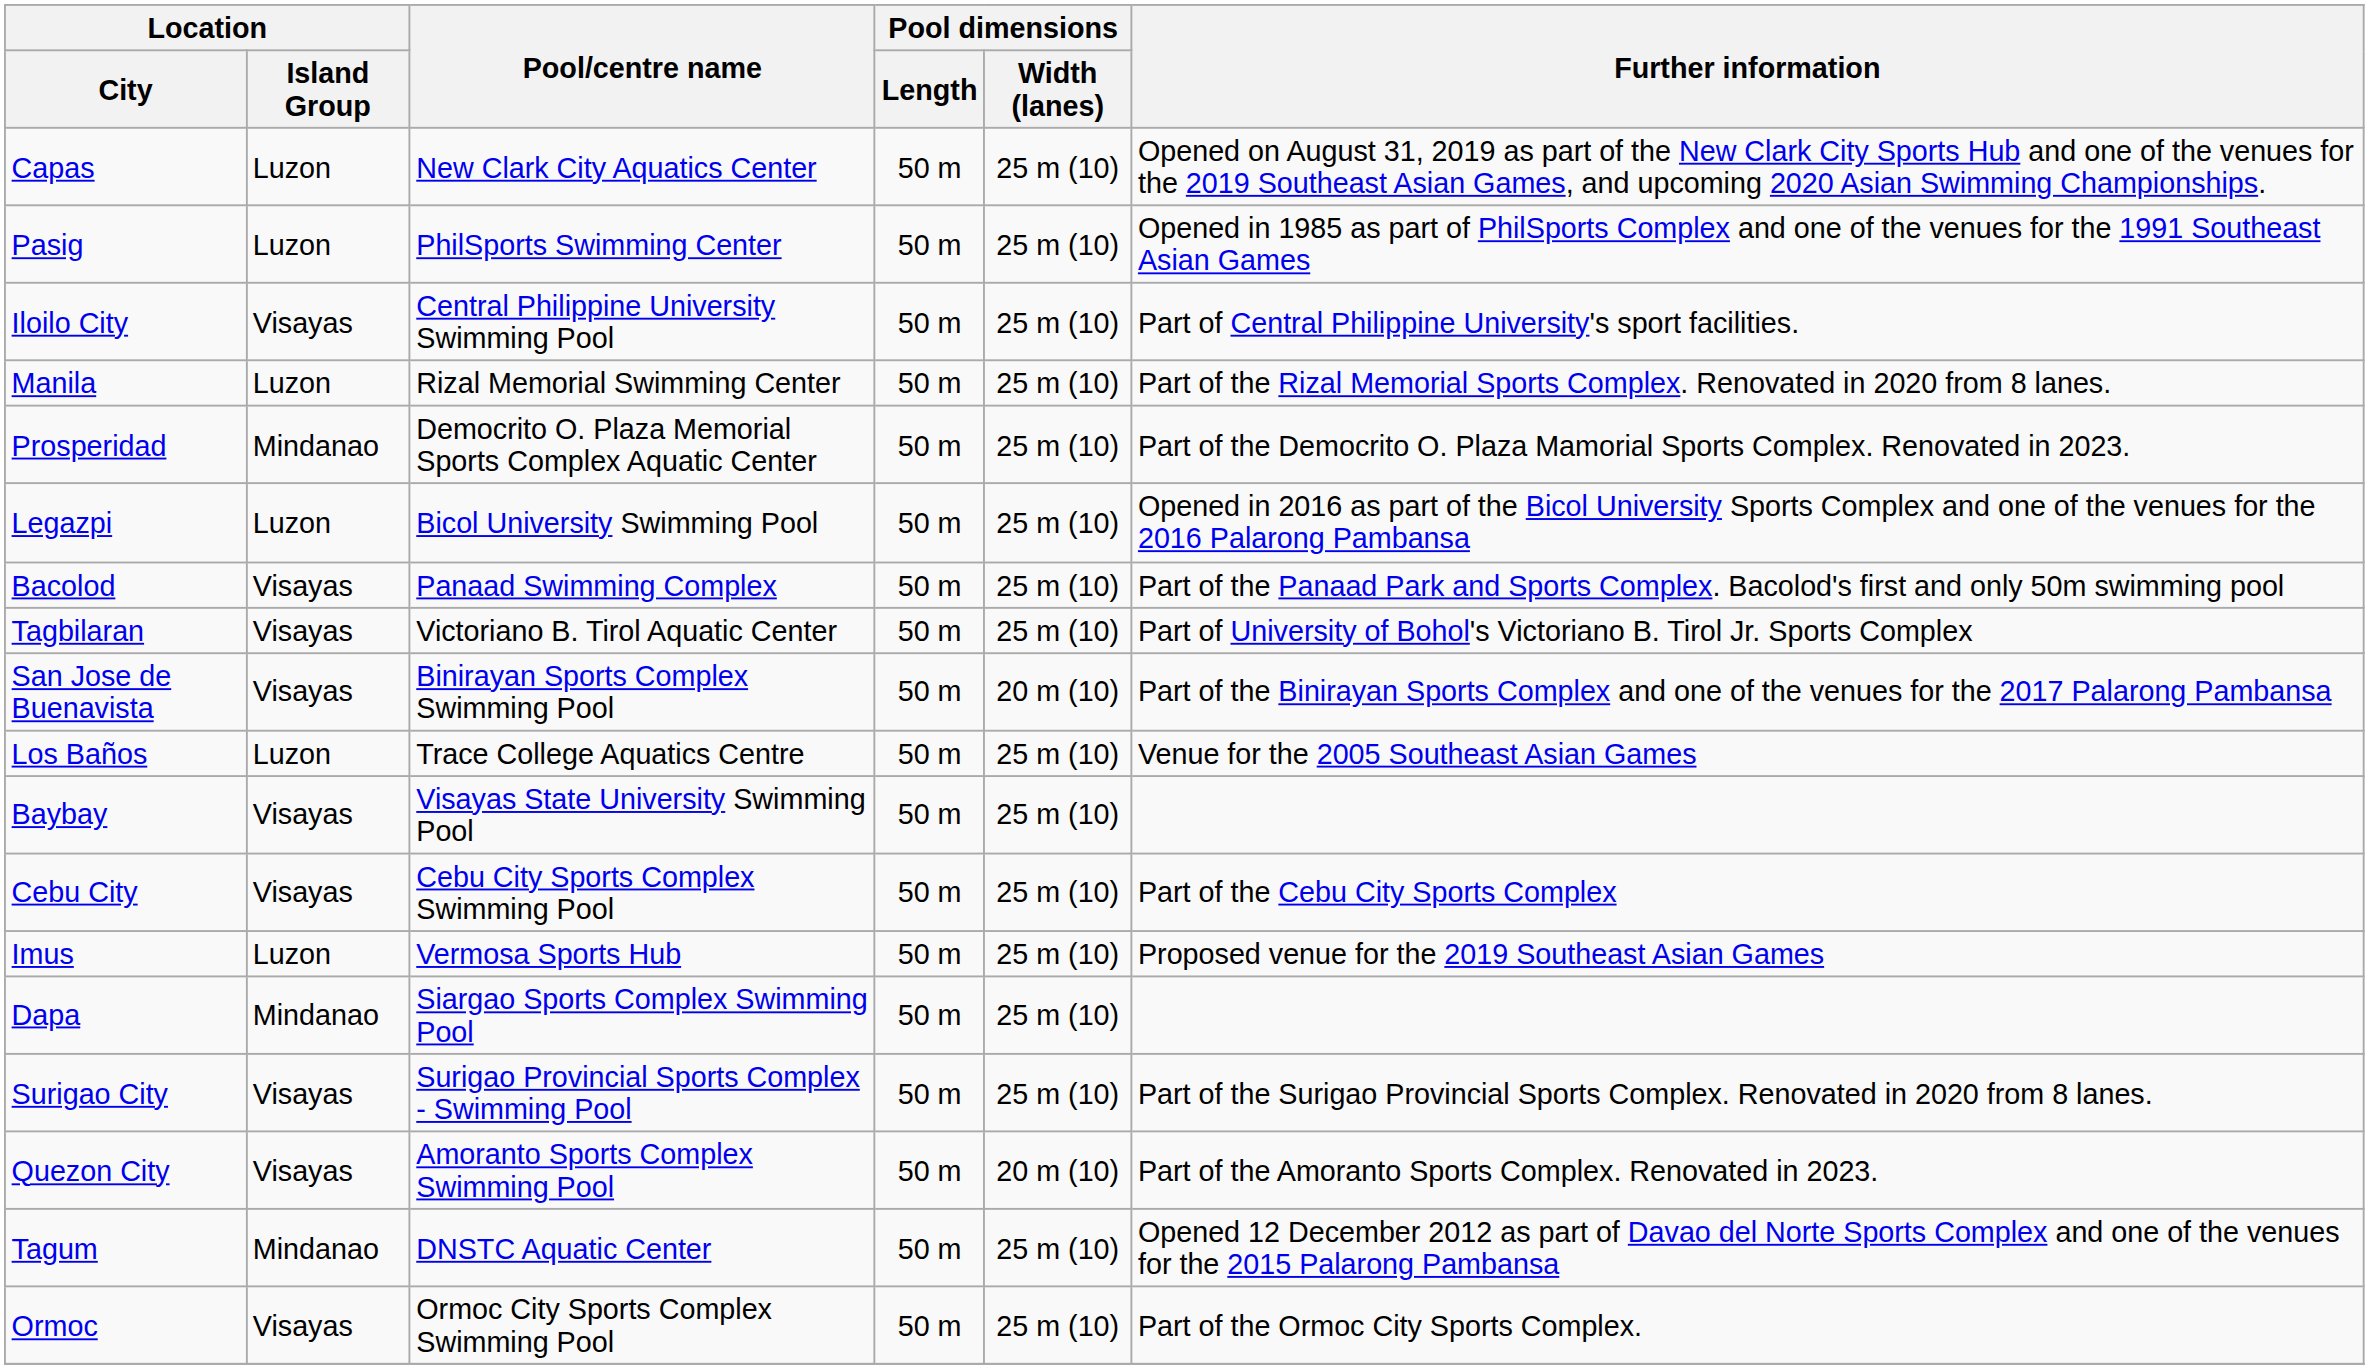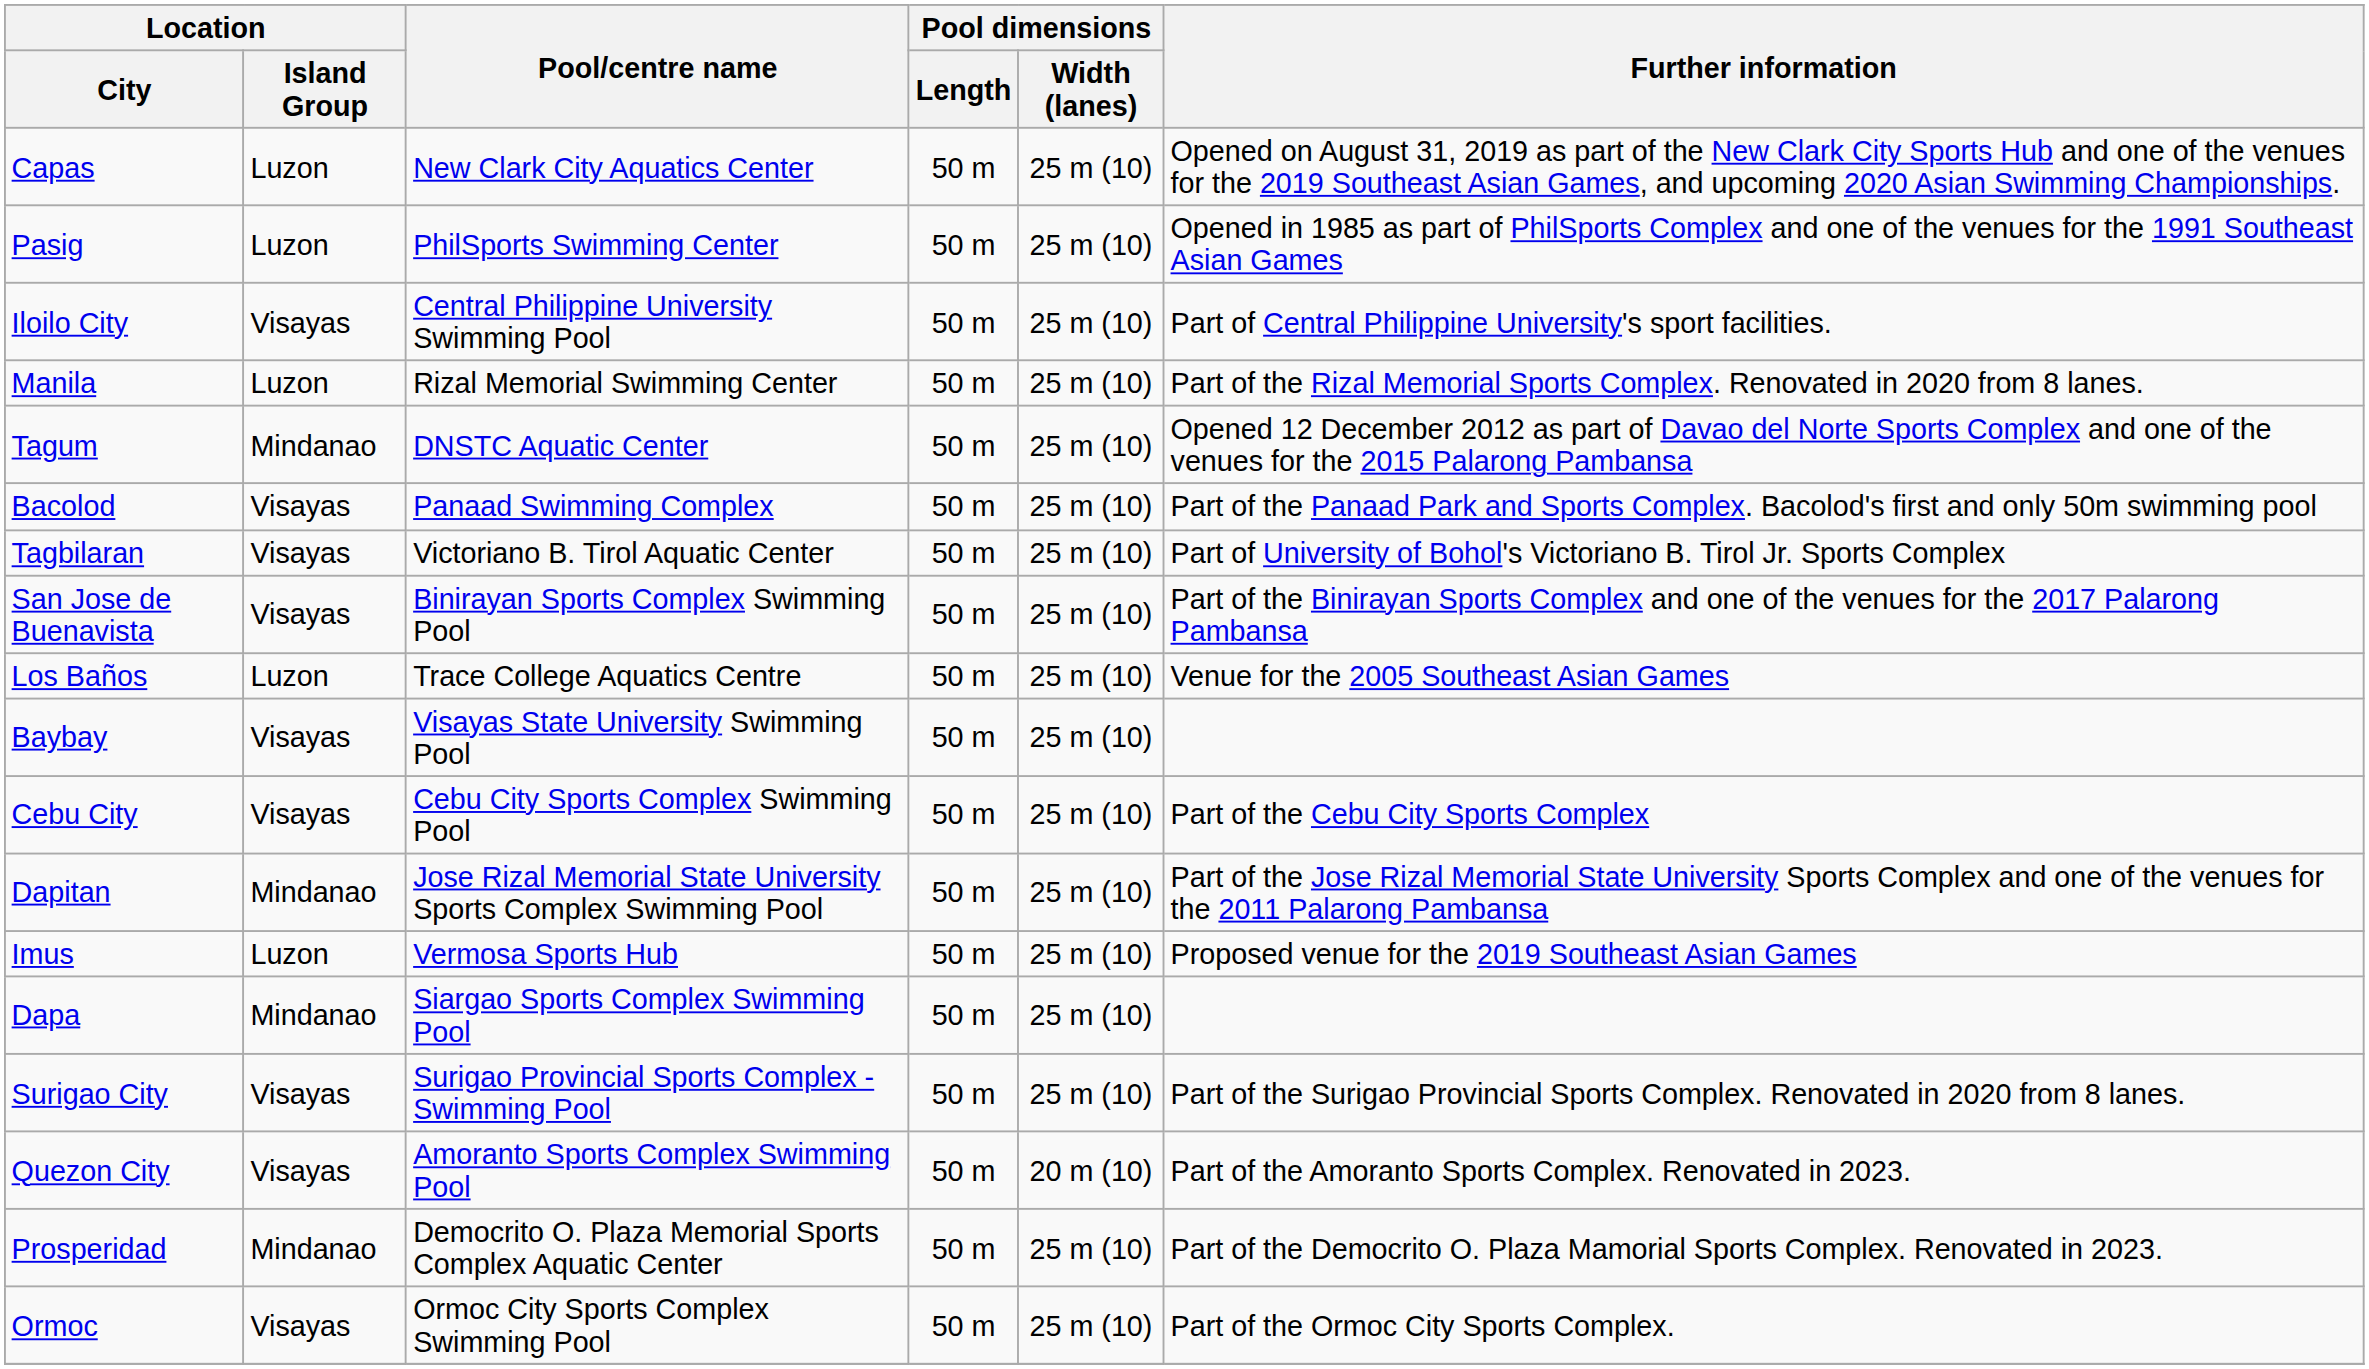rows swapped: (55, 1248) <-> (89, 445)
- row: (62, 523)
(1058, 691) 20 m (10) -> (1091, 614) 25 m (10)
+ row: (61, 892)
